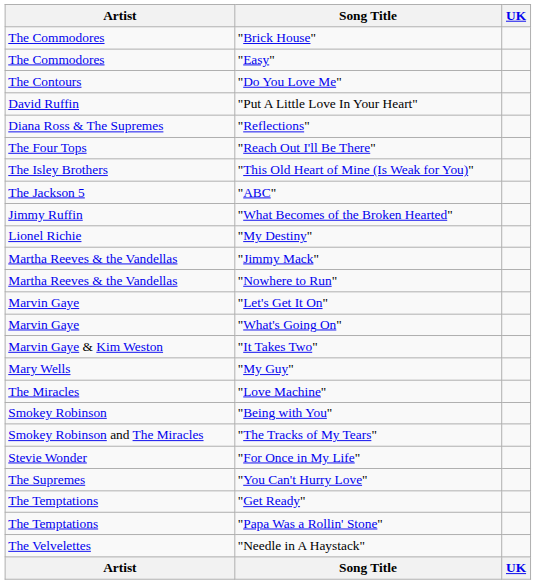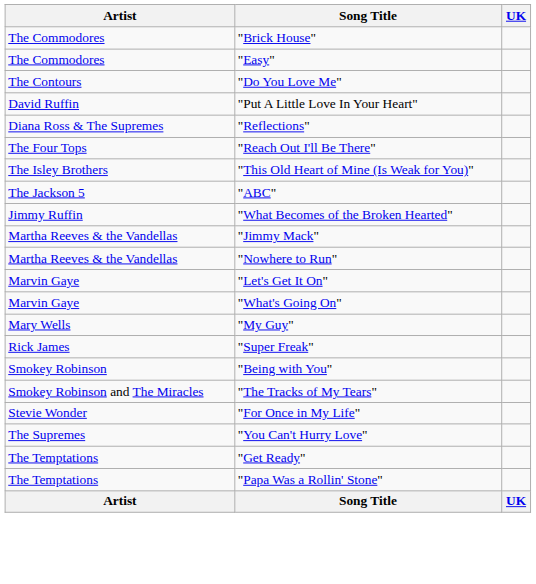- row: (275, 236)
- row: (278, 346)
- row: (282, 391)
+ row: (276, 346)
- row: (301, 545)
